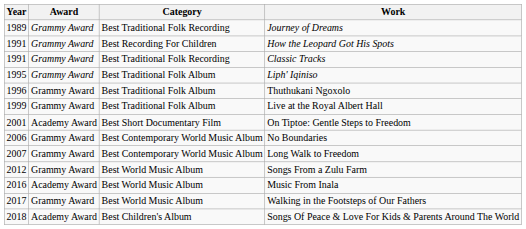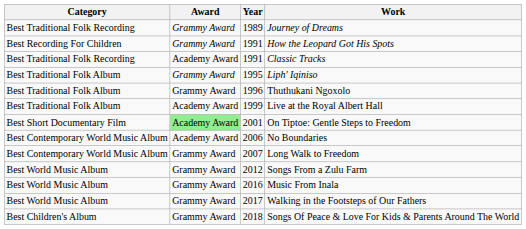columns swapped: (17, 12) <-> (182, 12)
(62, 59) Grammy Award -> (205, 59) Academy Award
(63, 106) Grammy Award -> (205, 106) Academy Award
(64, 122) no background -> (205, 122) lightgreen background
(63, 138) Grammy Award -> (205, 138) Academy Award
(64, 185) Academy Award -> (204, 185) Grammy Award
(64, 216) Academy Award -> (204, 216) Grammy Award
